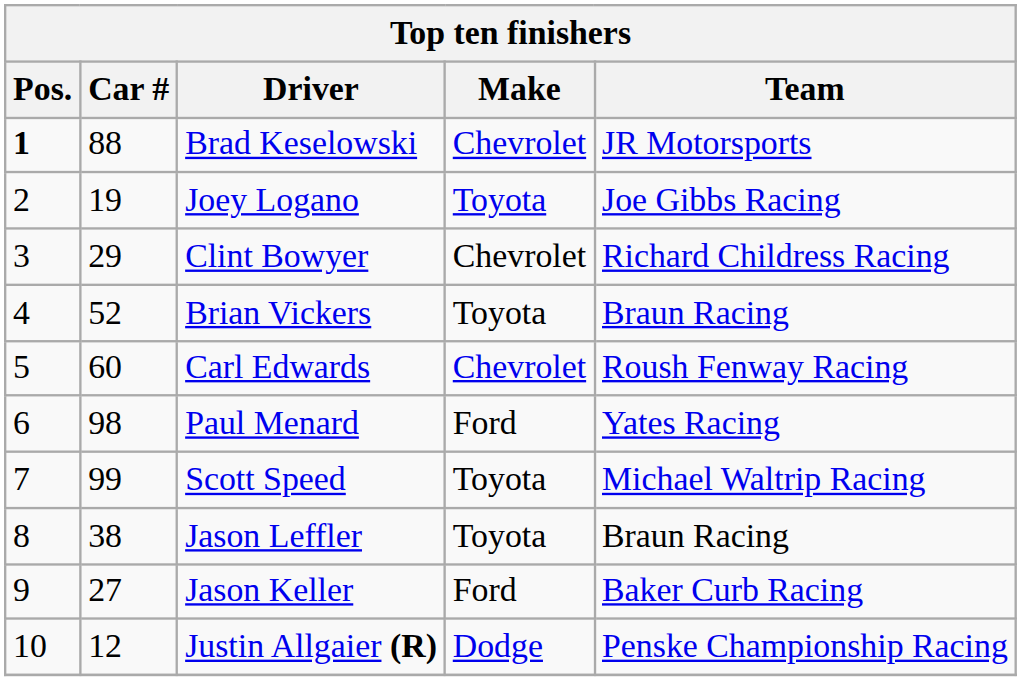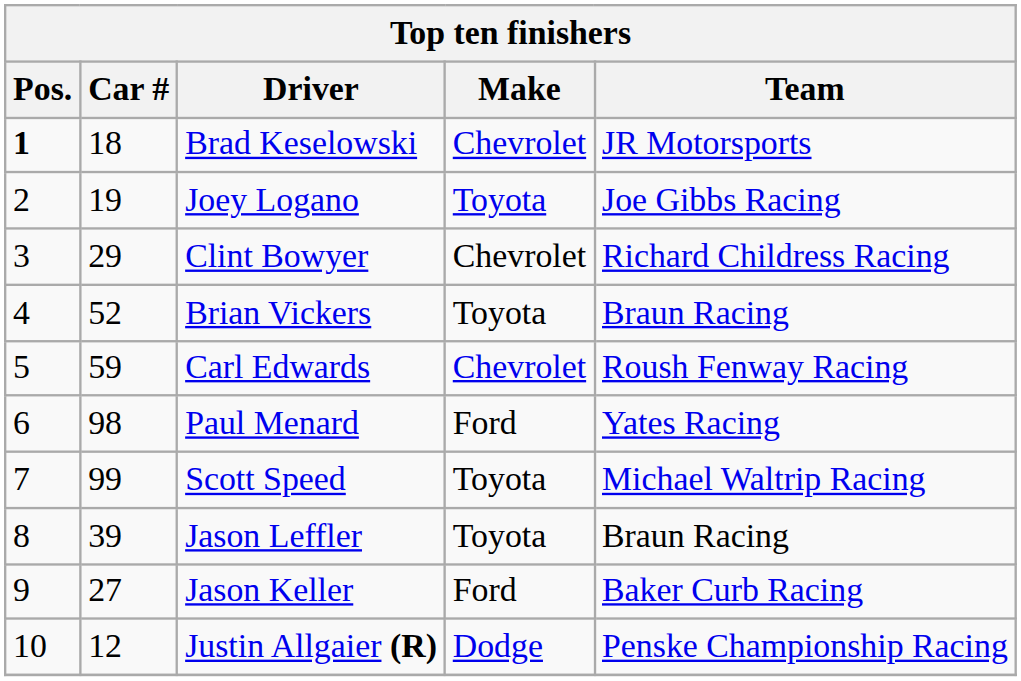(105, 144) 88 -> (105, 144) 18
(105, 367) 60 -> (105, 367) 59
(105, 535) 38 -> (105, 535) 39
